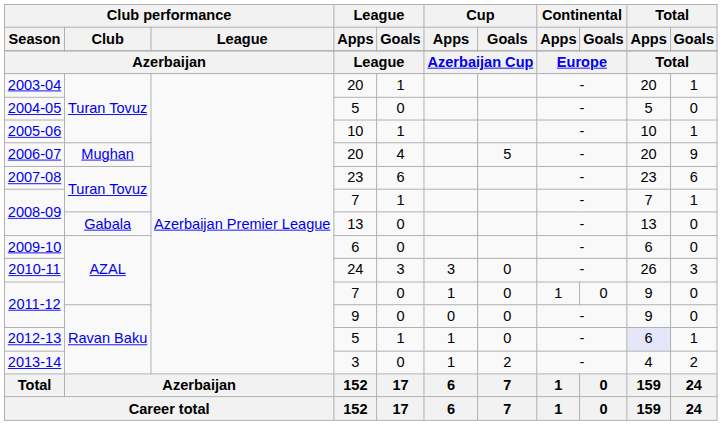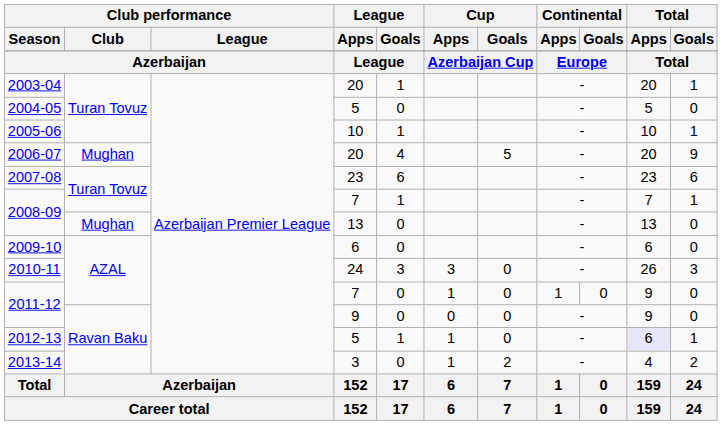(108, 223) Gabala -> (108, 223) Mughan
